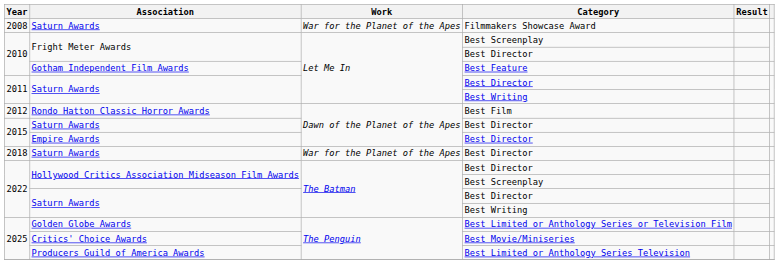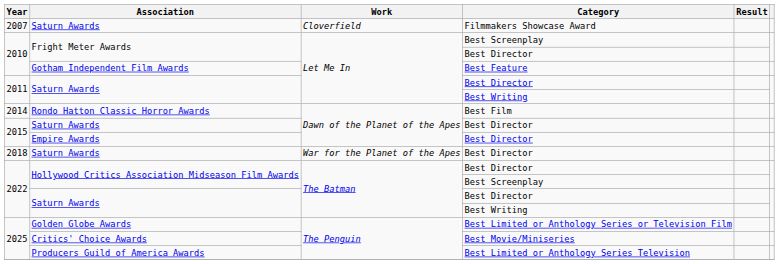(17, 26) 2008 -> (17, 26) 2007
(382, 26) War for the Planet of the Apes -> (332, 26) Cloverfield
(17, 111) 2012 -> (17, 111) 2014
